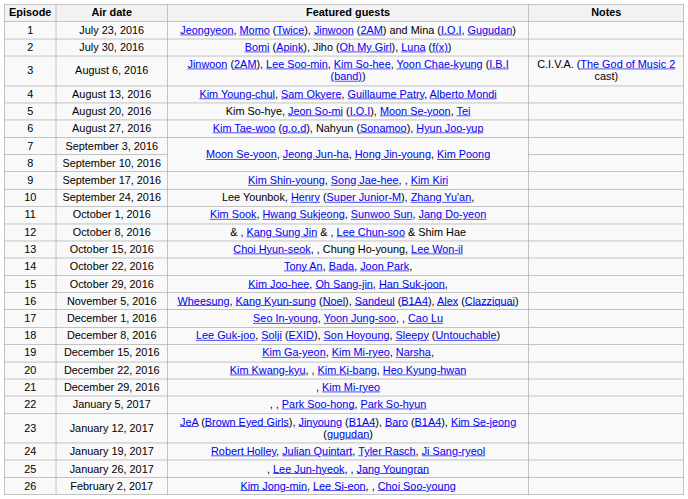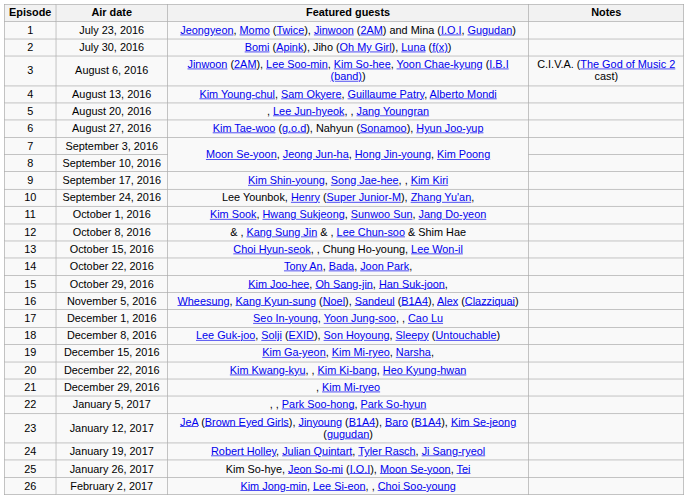(348, 111) Kim So-hye, Jeon So-mi (I.O.I), Moon Se-yoon, Tei -> (348, 111) , Lee Jun-hyeok, , Jang Youngran
(348, 468) , Lee Jun-hyeok, , Jang Youngran -> (348, 468) Kim So-hye, Jeon So-mi (I.O.I), Moon Se-yoon, Tei
